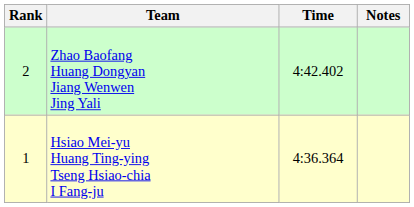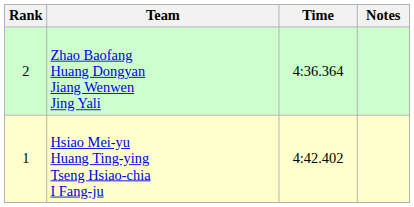(318, 71) 4:42.402 -> (318, 71) 4:36.364
(318, 158) 4:36.364 -> (318, 158) 4:42.402
